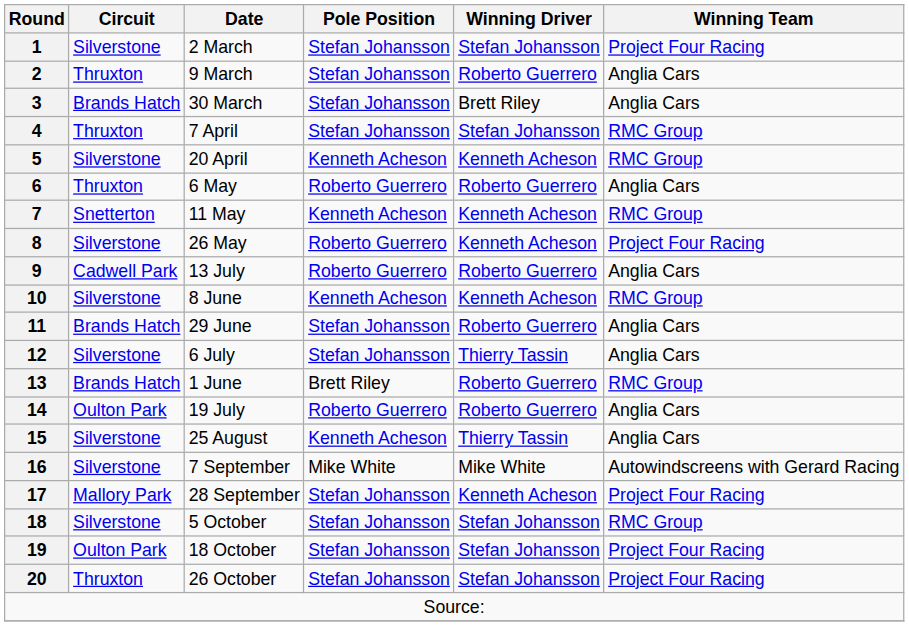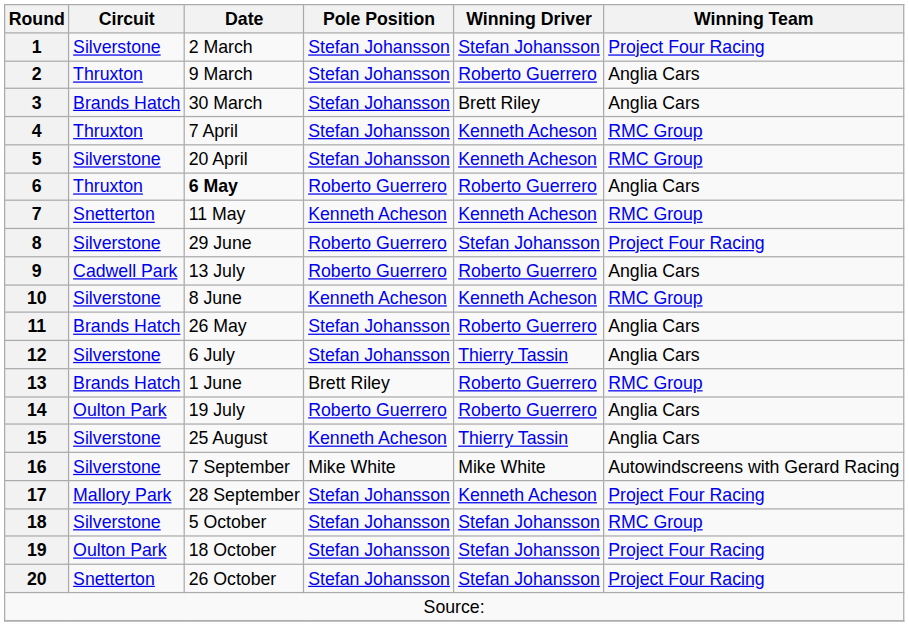(529, 131) Stefan Johansson -> (528, 131) Kenneth Acheson
(378, 159) Kenneth Acheson -> (379, 159) Stefan Johansson
(213, 187) normal -> (213, 187) bold
(218, 243) 26 May -> (220, 243) 29 June
(528, 243) Kenneth Acheson -> (529, 243) Stefan Johansson
(220, 327) 29 June -> (218, 327) 26 May
(108, 579) Thruxton -> (114, 579) Snetterton
